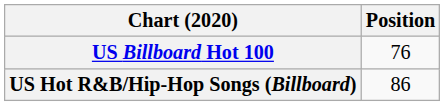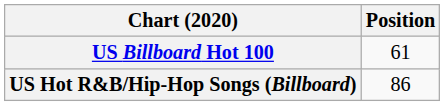(401, 52) 76 -> (401, 52) 61
